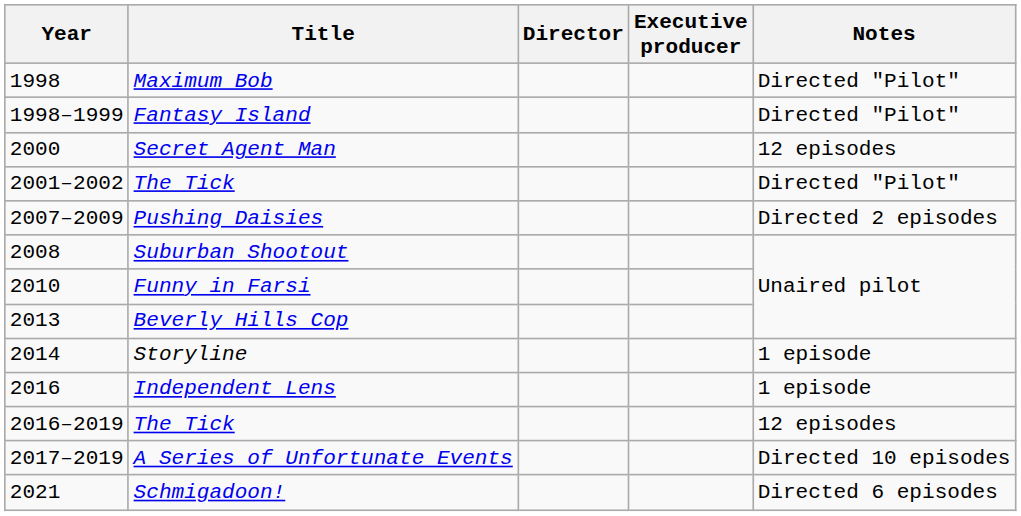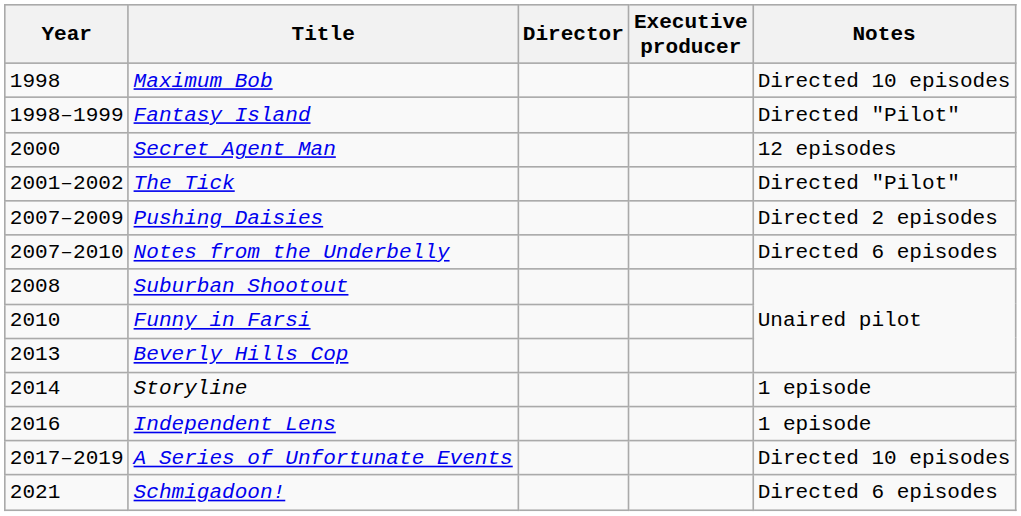(859, 81) Directed "Pilot" -> (884, 81) Directed 10 episodes
+ row: (67, 252)
- row: (67, 424)
